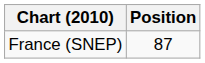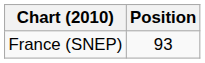(163, 44) 87 -> (163, 44) 93
